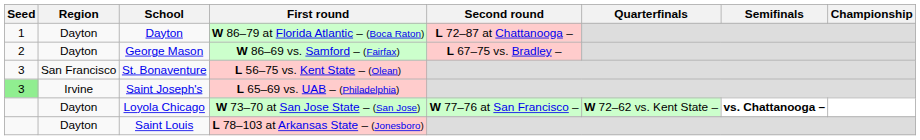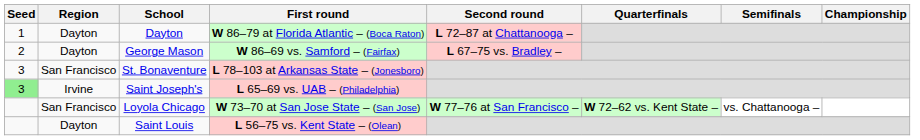(318, 70) L 56–75 vs. Kent State – (Olean) -> (318, 70) L 78–103 at Arkansas State – (Jonesboro)
(79, 107) Dayton -> (79, 107) San Francisco
(774, 107) bold -> (771, 107) normal
(318, 126) L 78–103 at Arkansas State – (Jonesboro) -> (318, 126) L 56–75 vs. Kent State – (Olean)
